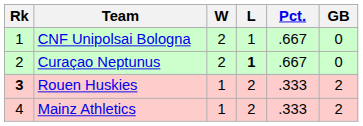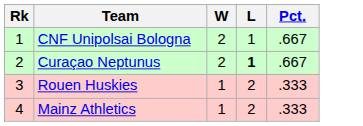- column: (338, 16)
(19, 86) bold -> (19, 86) normal
